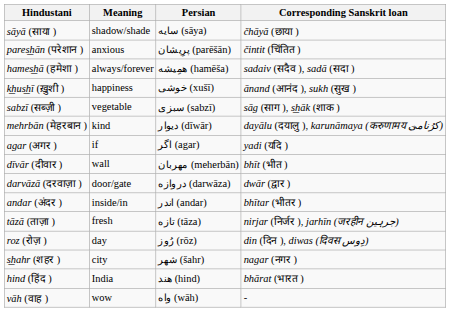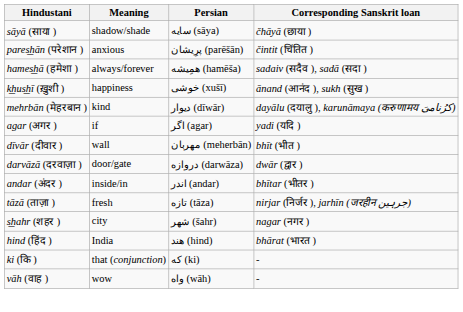- row: (34, 107)
- row: (27, 241)
+ row: (22, 260)
